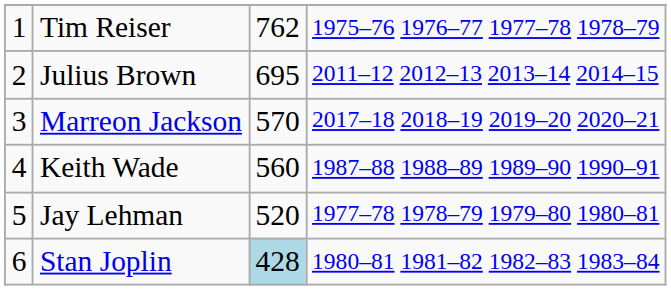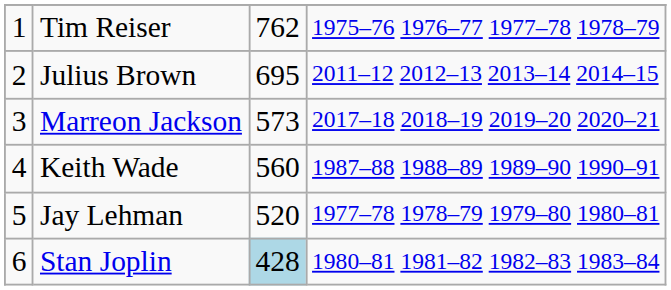(278, 121) 570 -> (278, 121) 573
